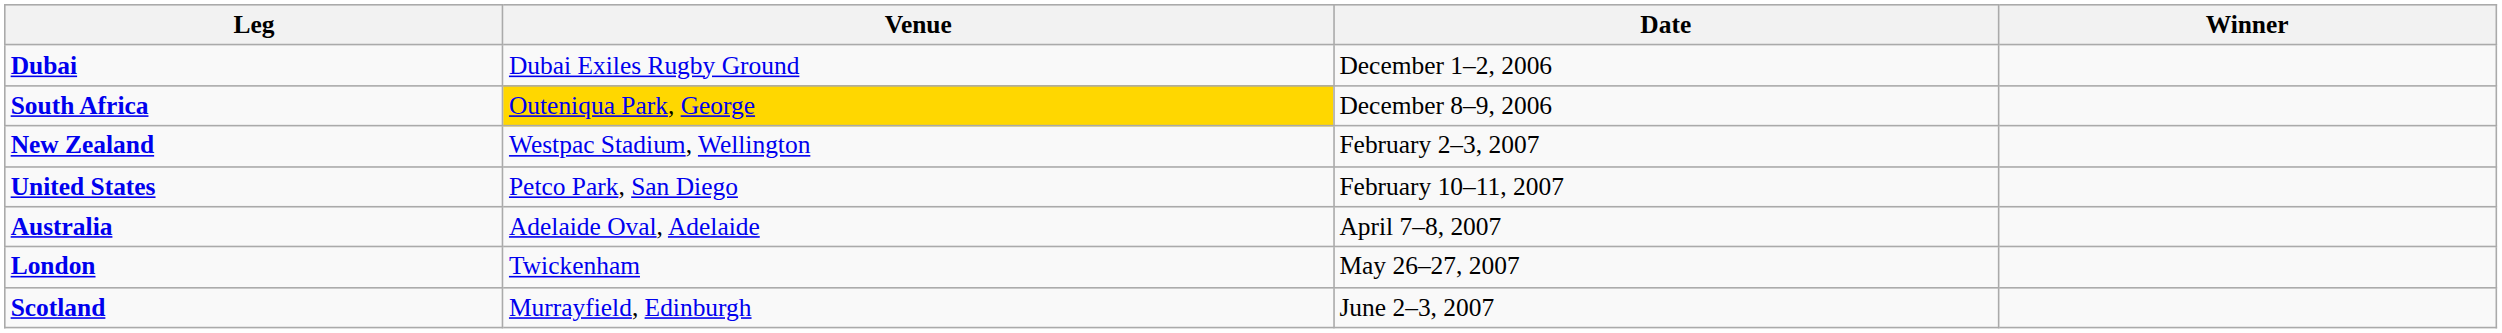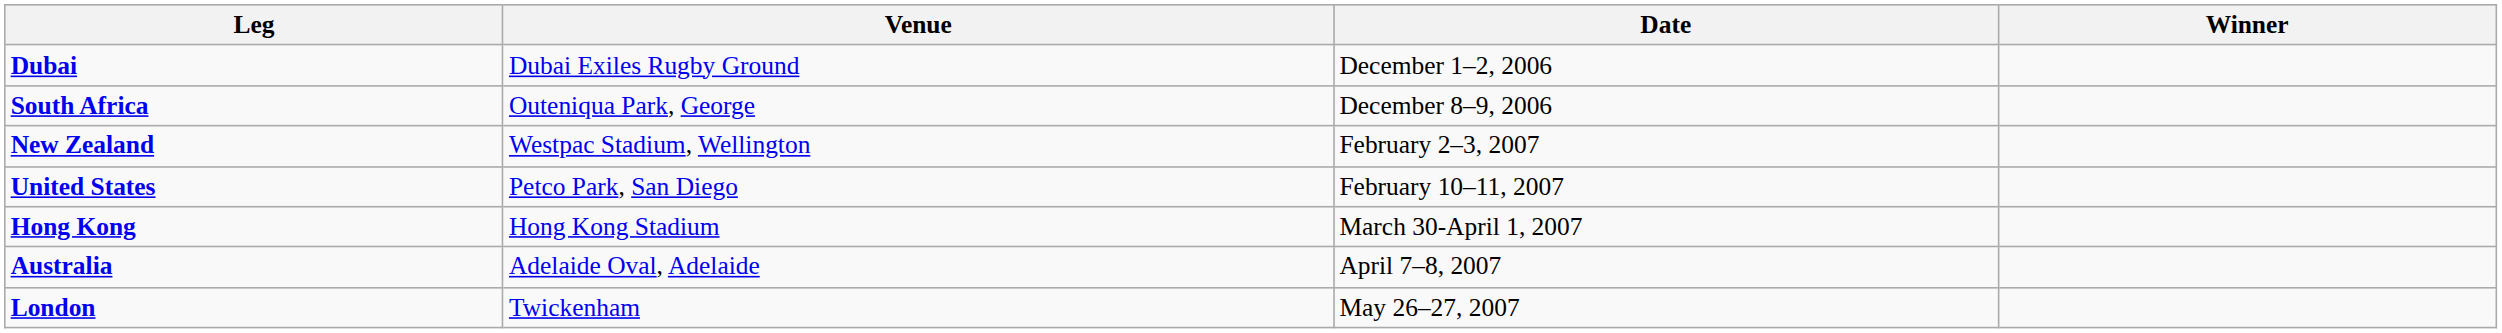(632, 105) gold background -> (632, 105) no background
+ row: (73, 226)
- row: (58, 307)
